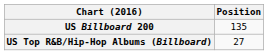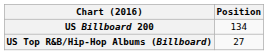(239, 27) 135 -> (239, 27) 134
